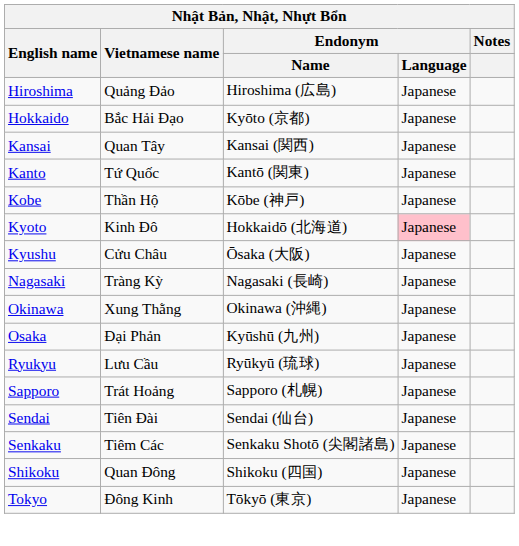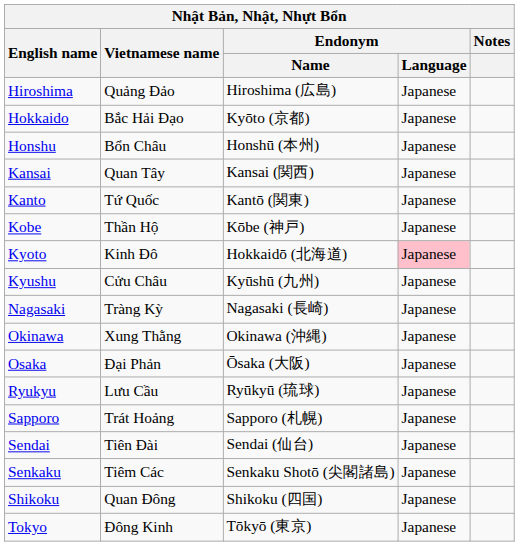+ row: (32, 145)
(268, 254) Ōsaka (大阪) -> (273, 281) Kyūshū (九州)
(273, 335) Kyūshū (九州) -> (268, 363) Ōsaka (大阪)
